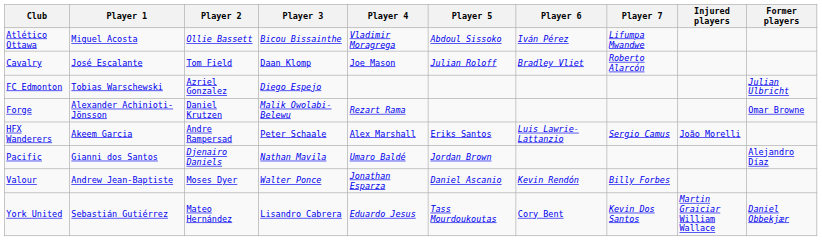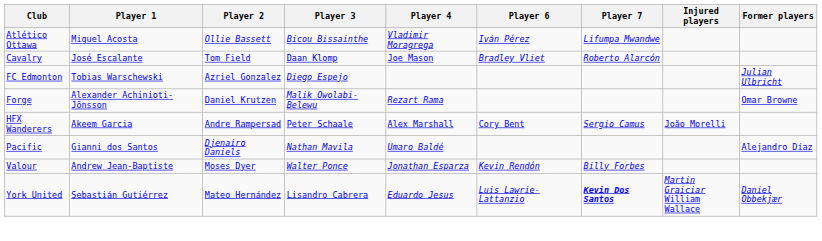- column: (472, 16)
(548, 134) Luis Lawrie-Lattanzio -> (502, 124) Cory Bent
(541, 214) Cory Bent -> (509, 195) Luis Lawrie-Lattanzio
(632, 214) normal -> (607, 195) bold
